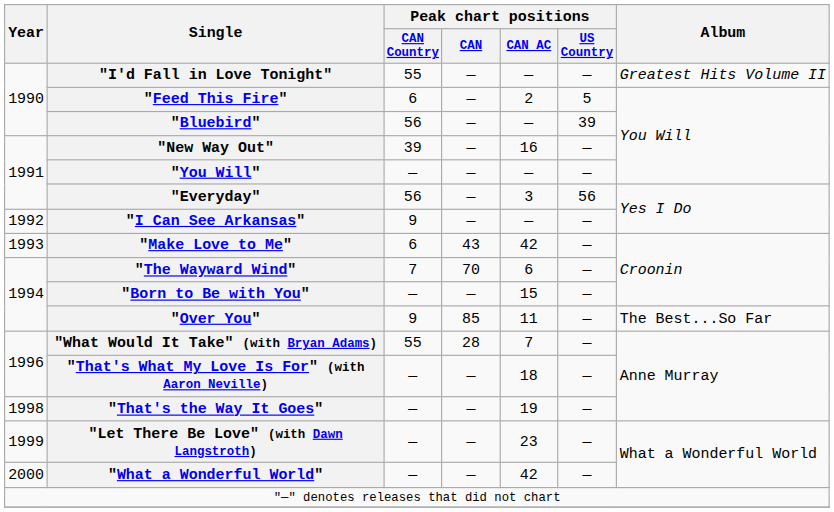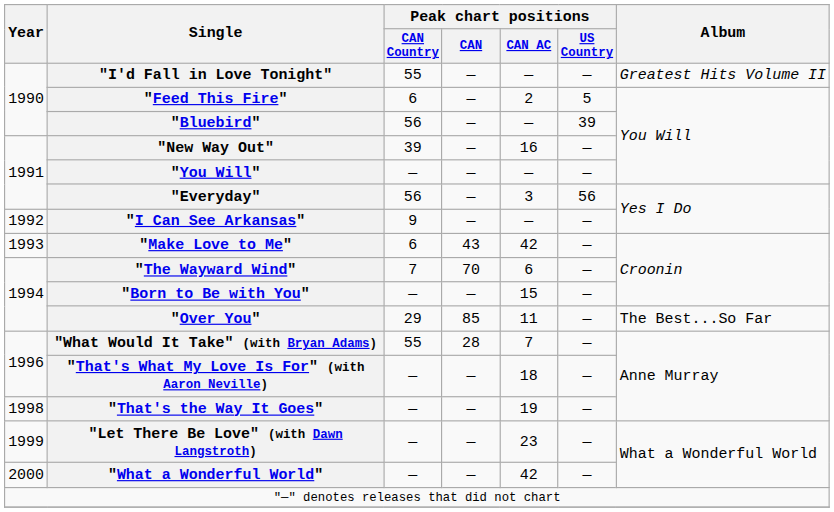(413, 318) 9 -> (413, 318) 29
